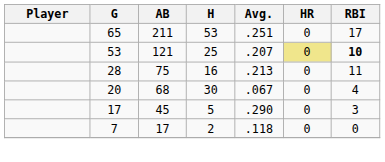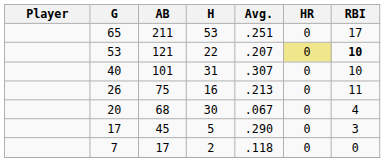(211, 52) 25 -> (211, 52) 22
+ row: (162, 71)
(114, 71) 28 -> (114, 90) 26
